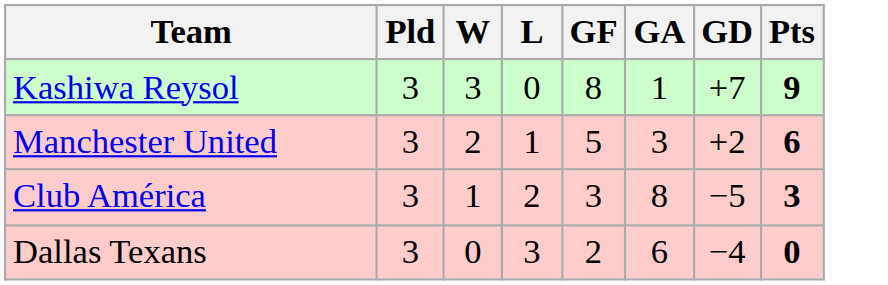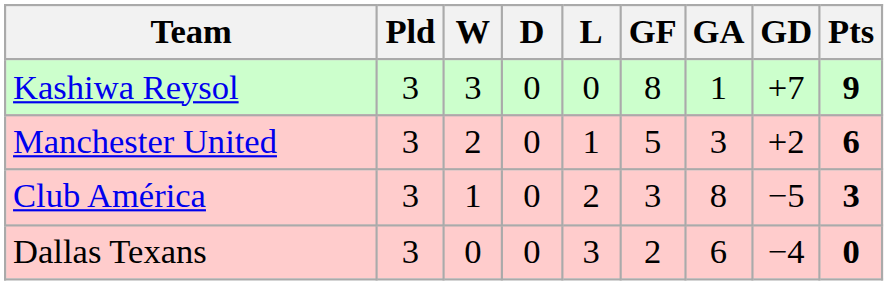+ column: (532, 31)
